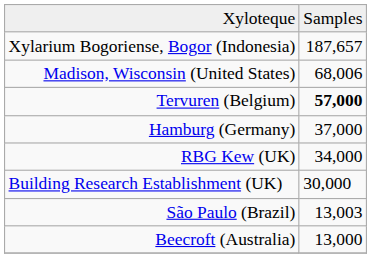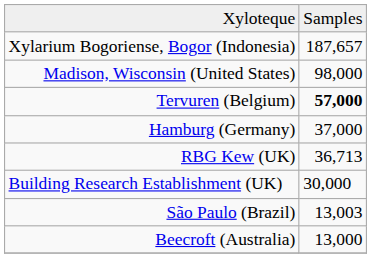(338, 73) 68,006 -> (338, 73) 98,000
(338, 156) 34,000 -> (338, 156) 36,713
